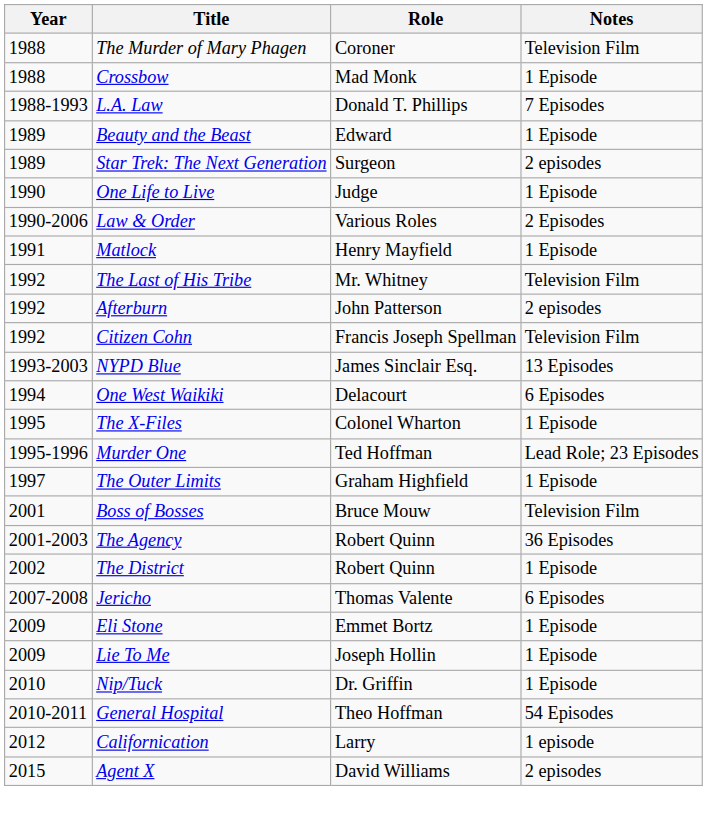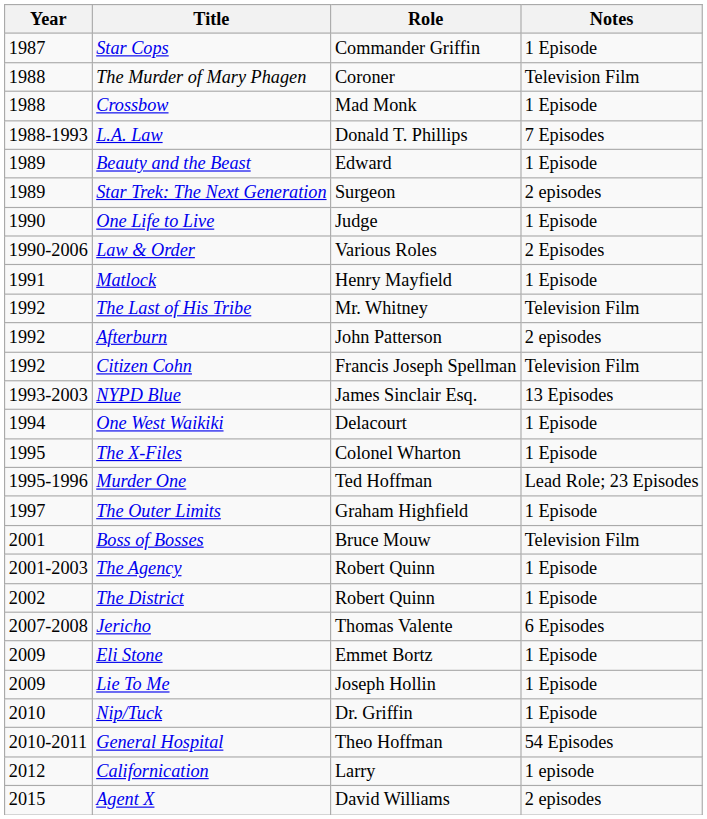+ row: (132, 47)
(565, 395) 6 Episodes -> (561, 423) 1 Episode
(569, 539) 36 Episodes -> (561, 568) 1 Episode
